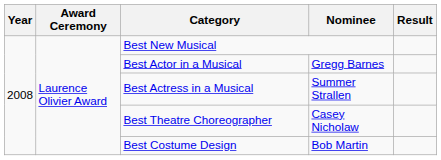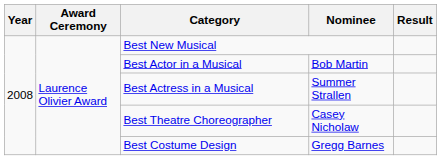(348, 63) Gregg Barnes -> (340, 63) Bob Martin
(340, 145) Bob Martin -> (348, 145) Gregg Barnes
